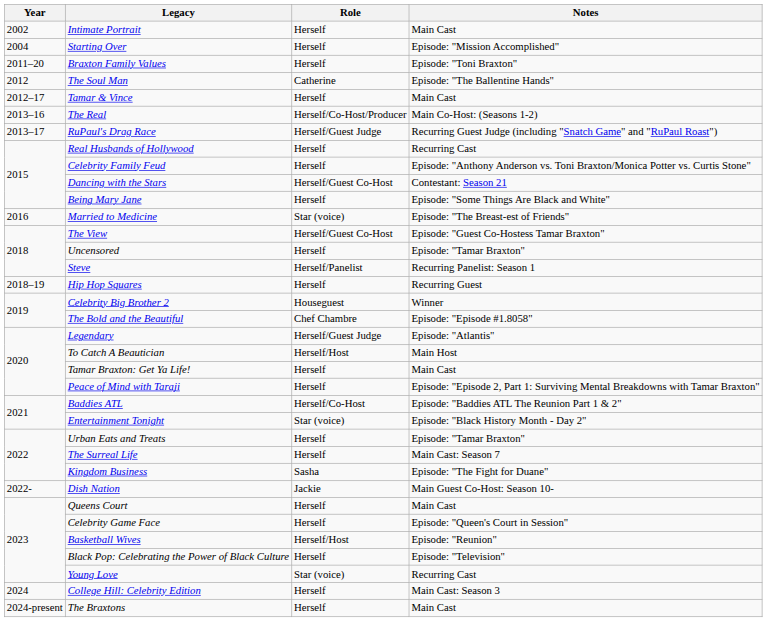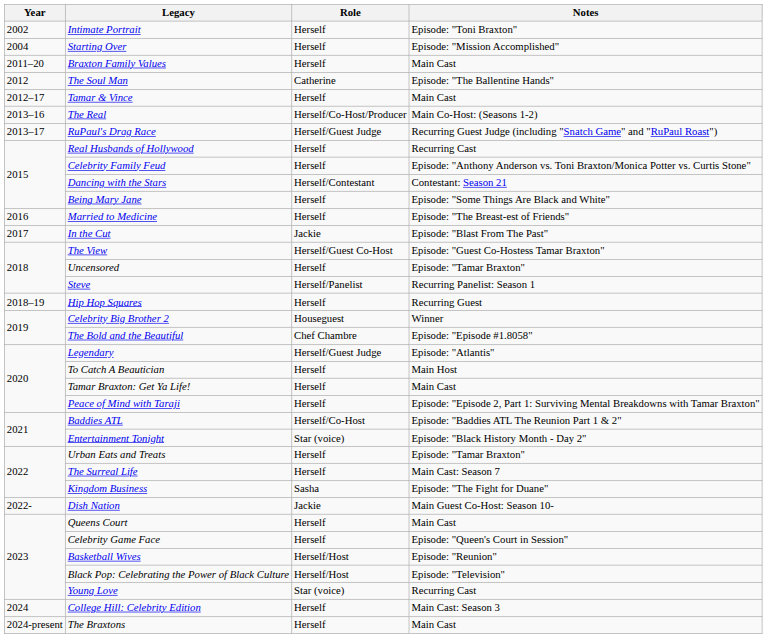(434, 30) Main Cast -> (464, 30) Episode: "Toni Braxton"
(464, 64) Episode: "Toni Braxton" -> (434, 64) Main Cast
(343, 183) Herself/Guest Co-Host -> (334, 183) Herself/Contestant
(319, 217) Star (voice) -> (310, 217) Herself
+ row: (89, 234)
(321, 353) Herself/Host -> (310, 370) Herself
(310, 557) Herself -> (321, 574) Herself/Host
